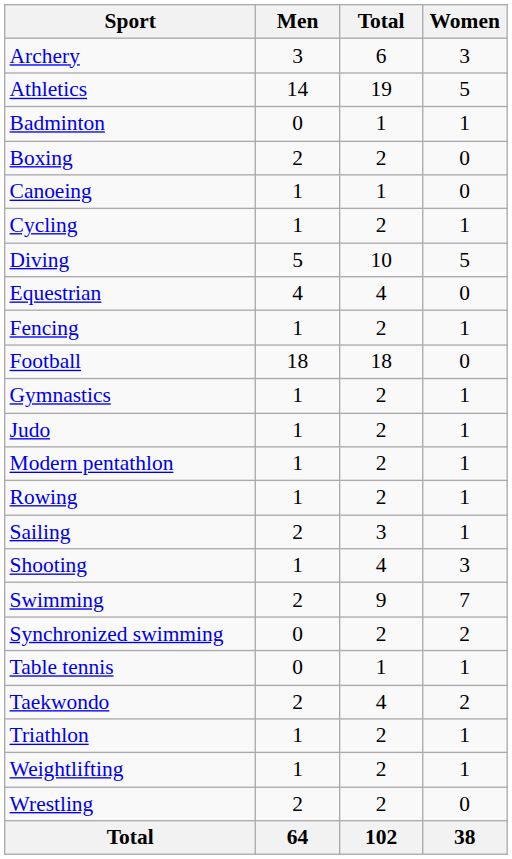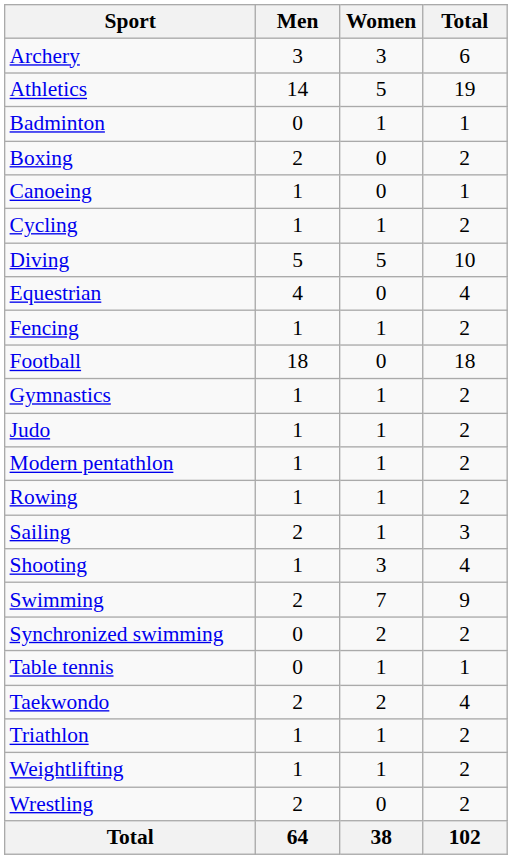columns swapped: (465, 21) <-> (381, 21)
